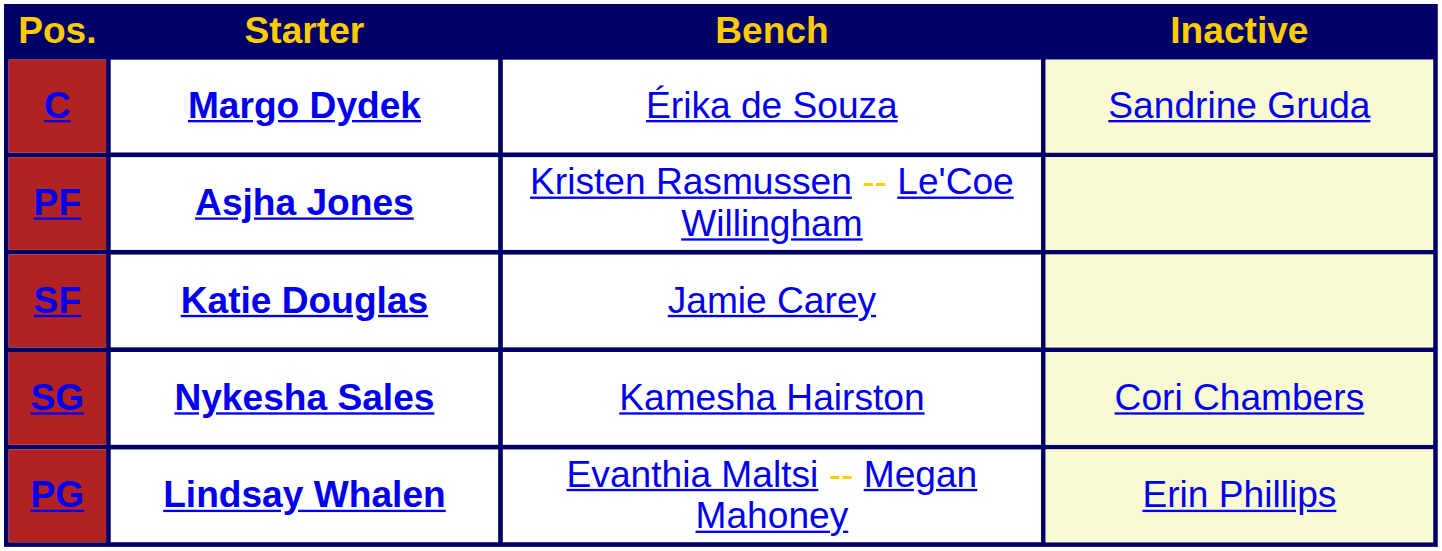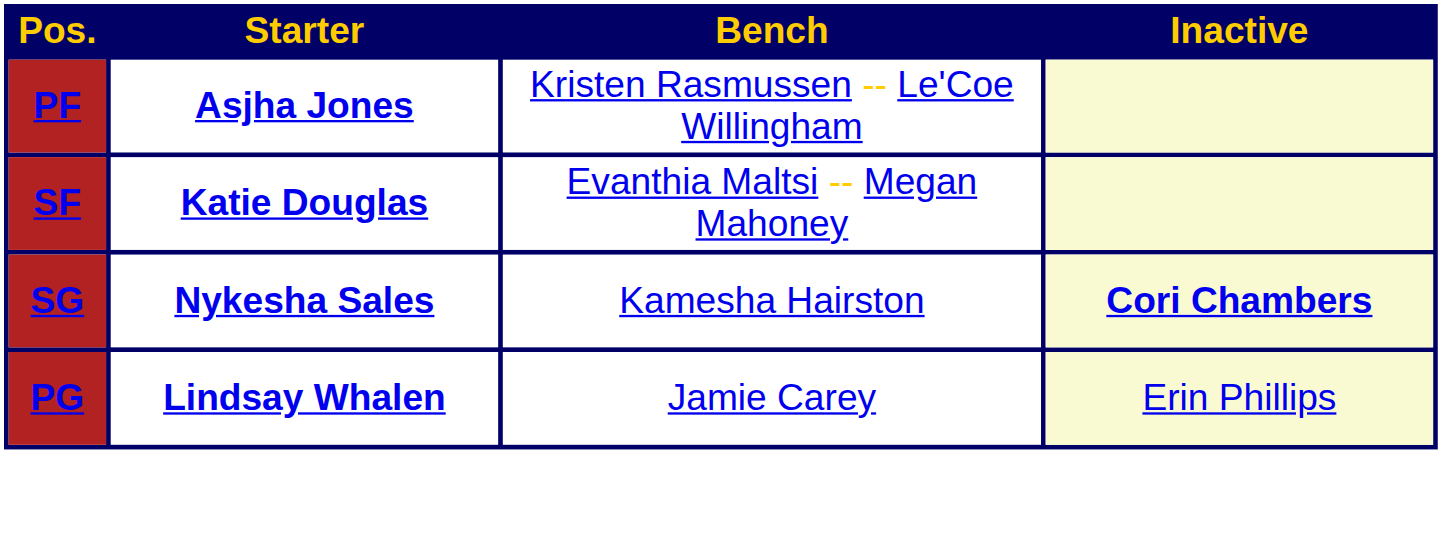- row: (57, 105)
(772, 300) Jamie Carey -> (772, 202) Evanthia Maltsi -- Megan Mahoney
(1239, 397) normal -> (1239, 300) bold
(772, 495) Evanthia Maltsi -- Megan Mahoney -> (772, 397) Jamie Carey
